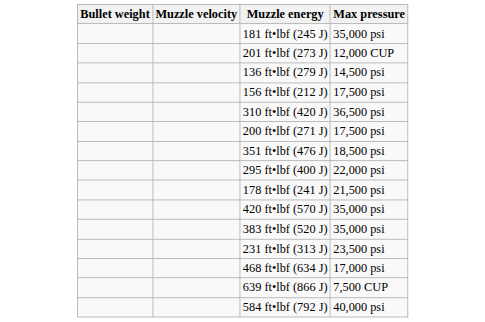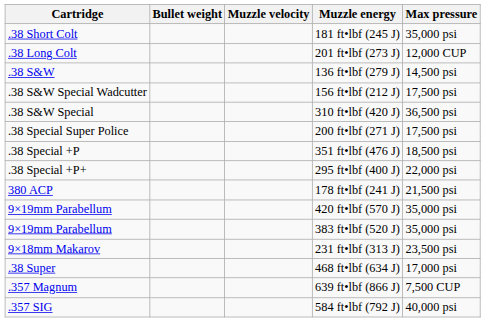+ column: (77, 14)
